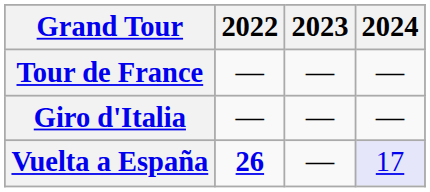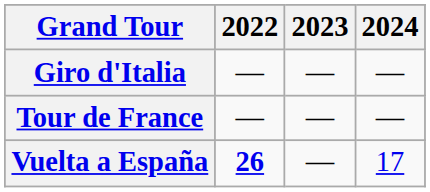rows swapped: (110, 117) <-> (110, 72)
(390, 162) lavender background -> (390, 162) no background
